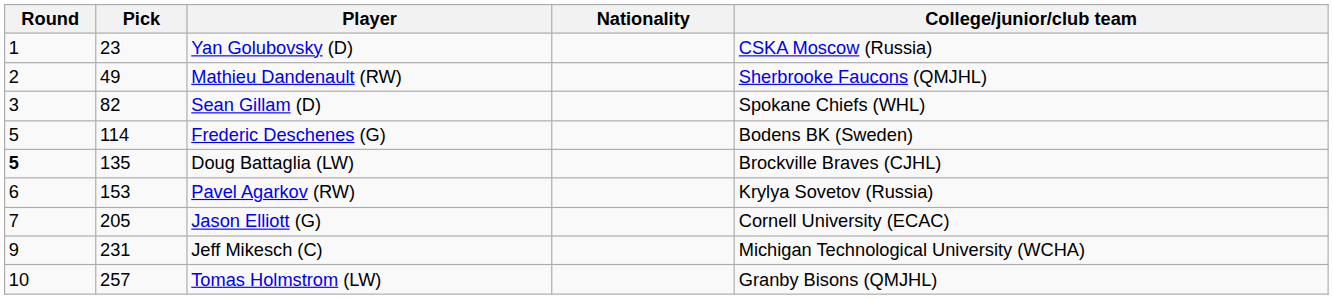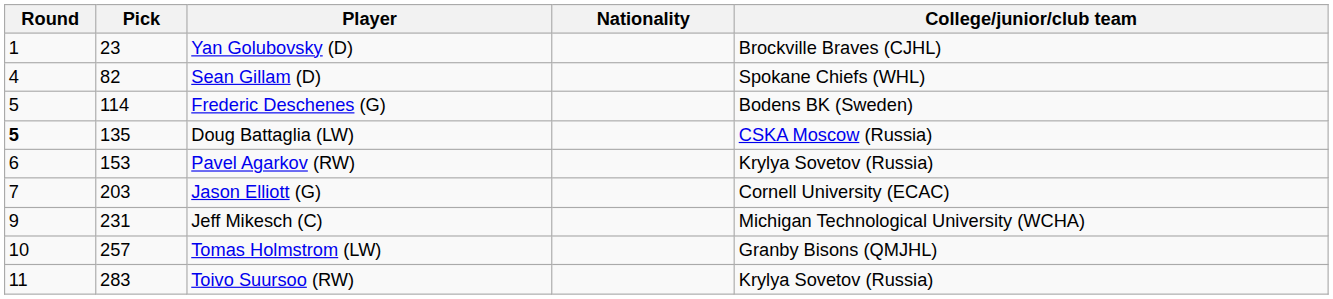(836, 47) CSKA Moscow (Russia) -> (840, 47) Brockville Braves (CJHL)
- row: (297, 76)
(14, 105) 3 -> (14, 76) 4
(840, 163) Brockville Braves (CJHL) -> (836, 134) CSKA Moscow (Russia)
(115, 221) 205 -> (115, 192) 203
+ row: (273, 279)
